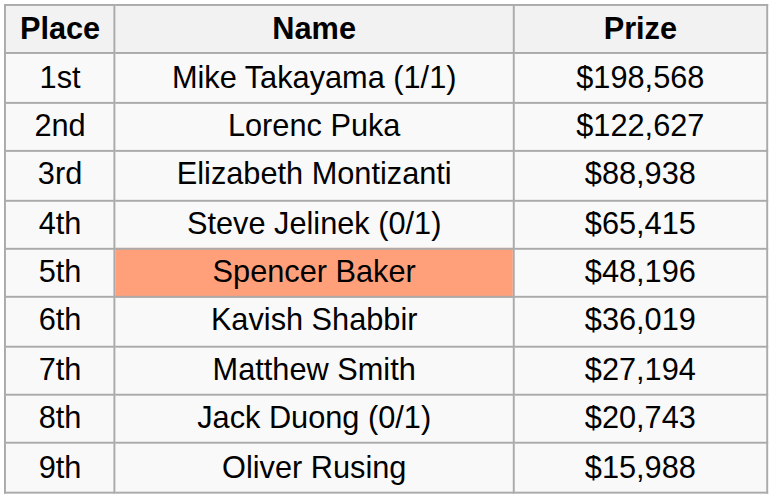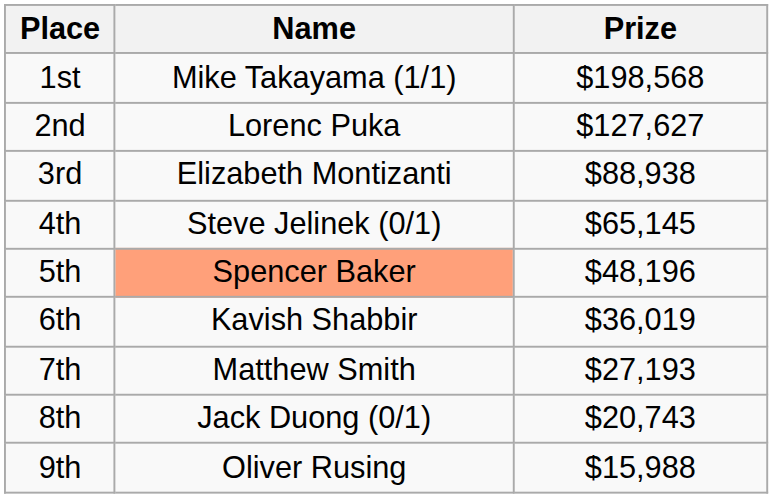(640, 126) $122,627 -> (640, 126) $127,627
(640, 223) $65,415 -> (640, 223) $65,145
(640, 369) $27,194 -> (640, 369) $27,193
